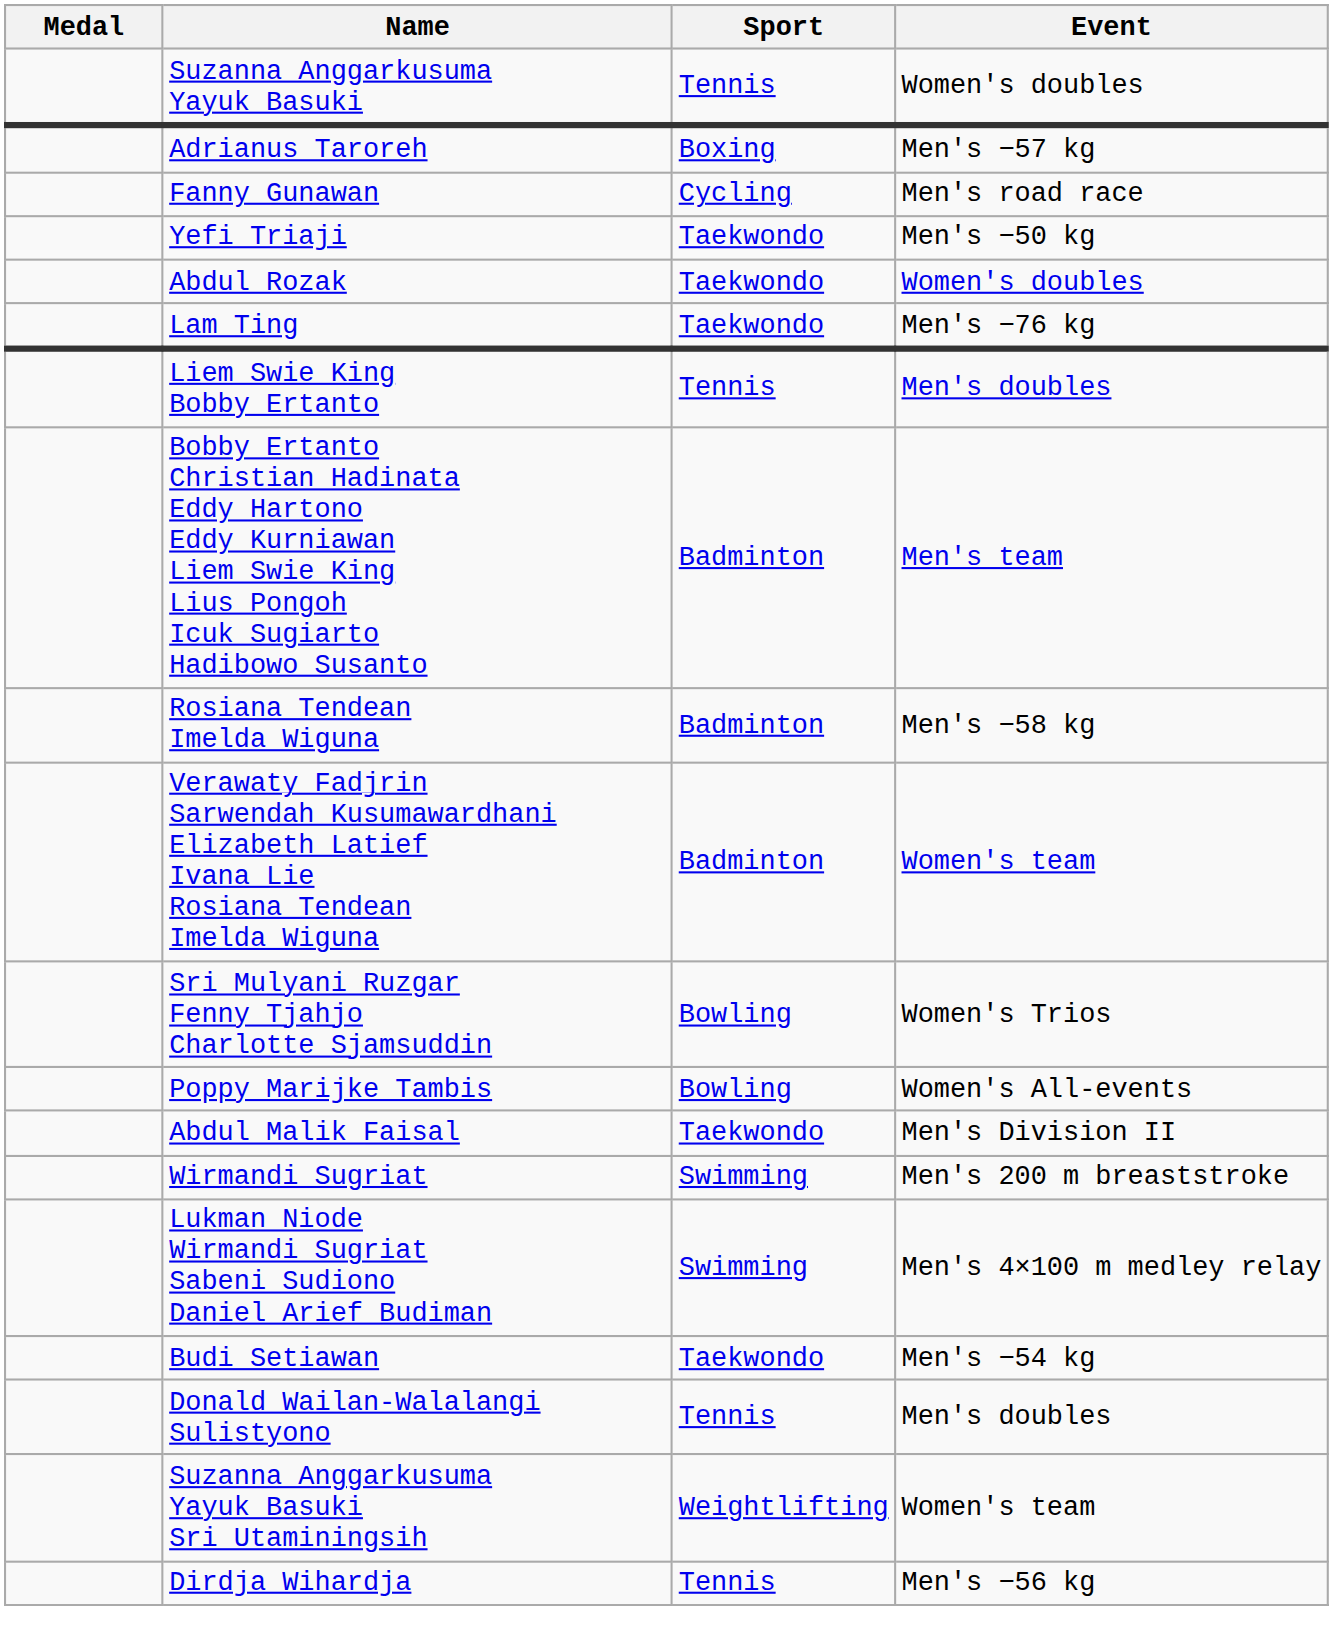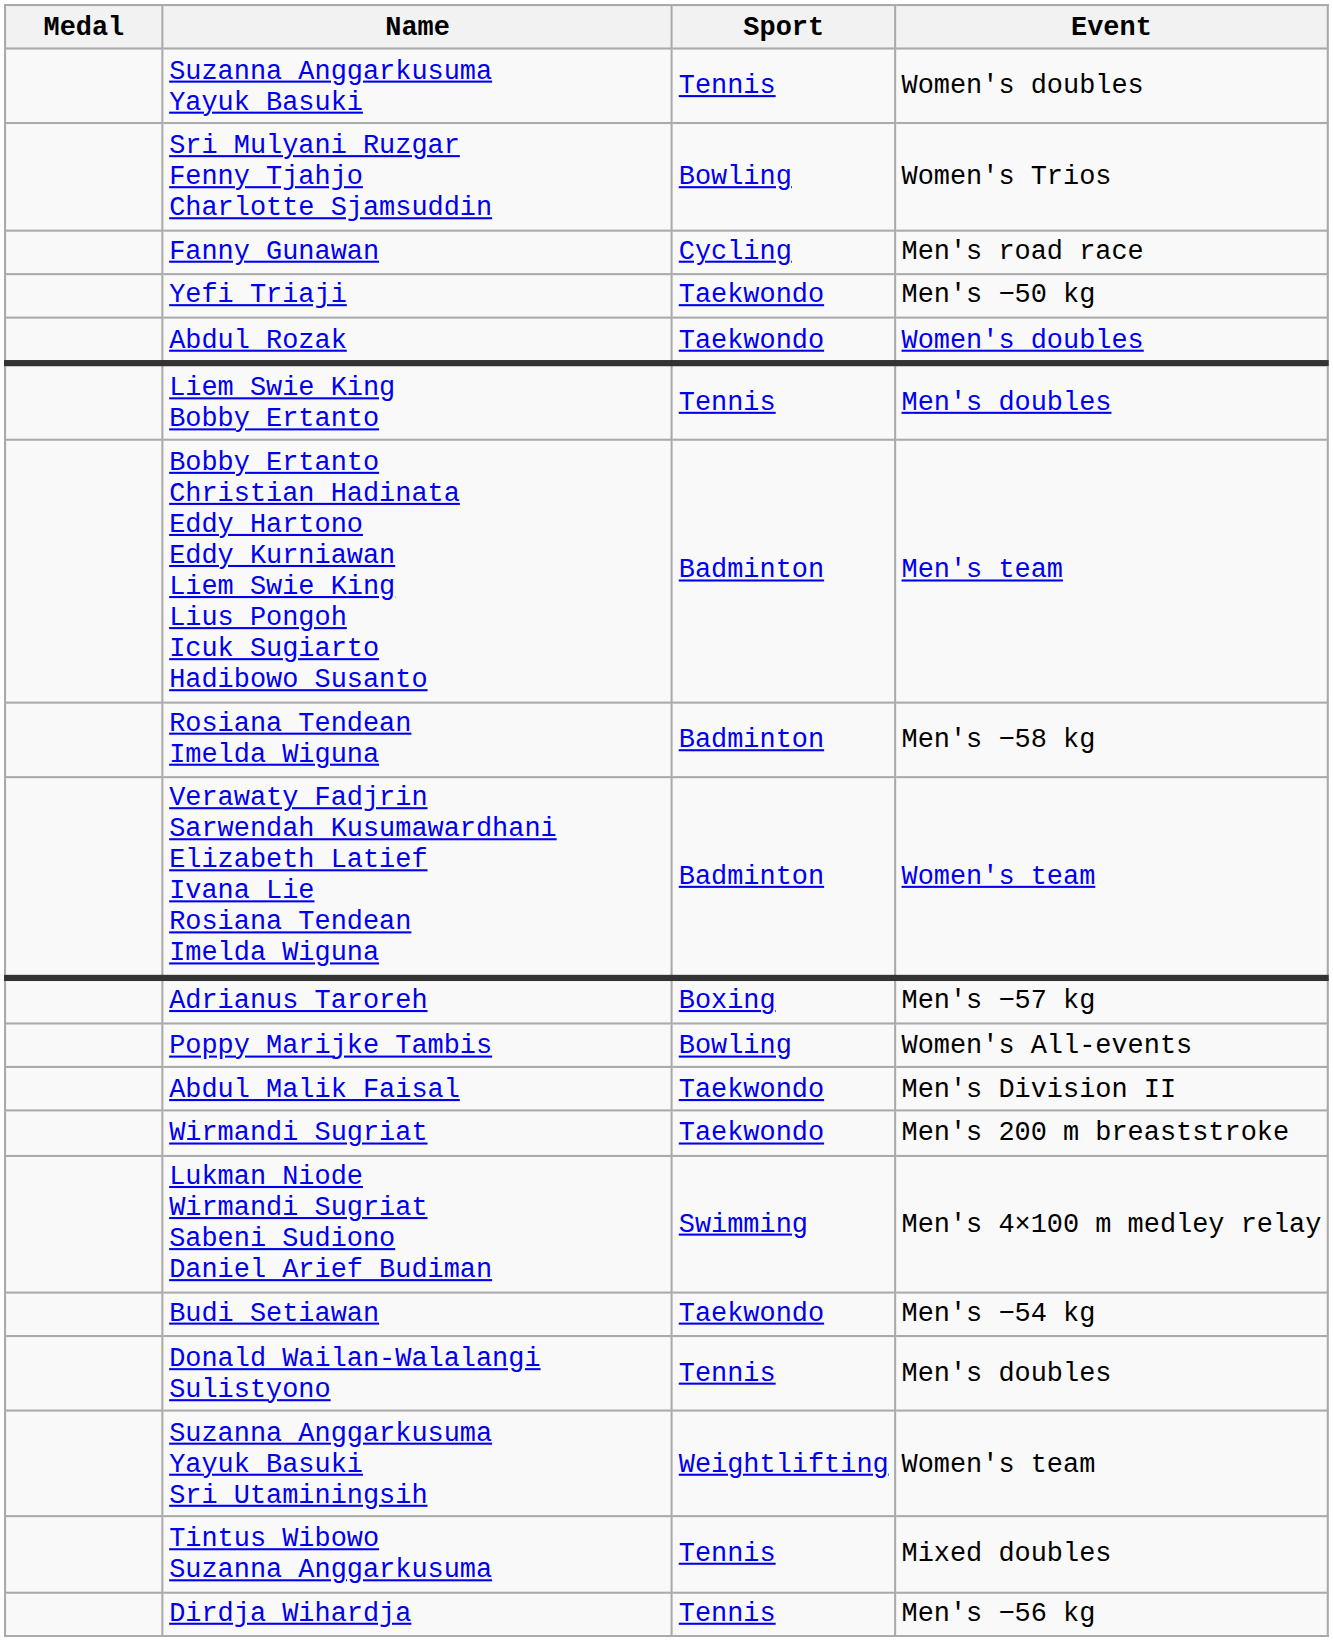rows swapped: (298, 150) <-> (331, 1014)
- row: (234, 325)
(743, 1177) Swimming -> (751, 1133) Taekwondo
+ row: (331, 1554)
